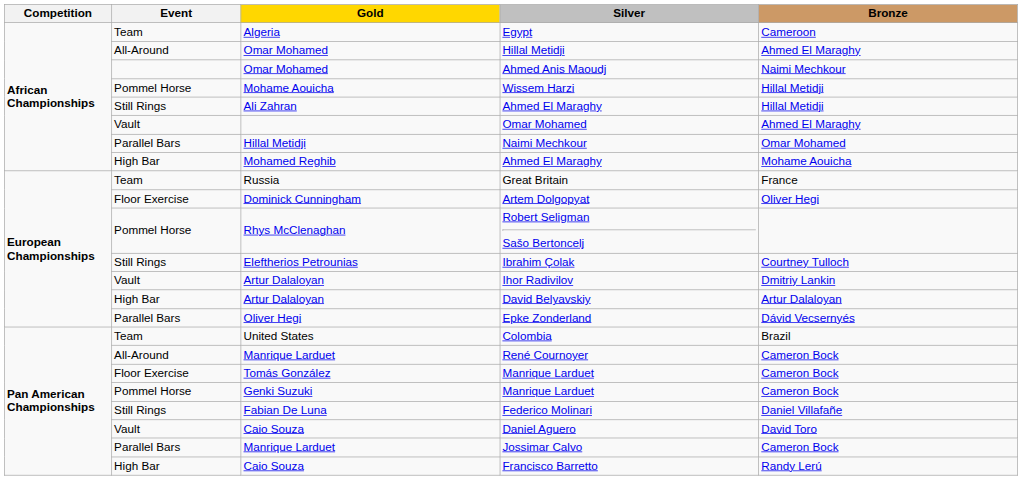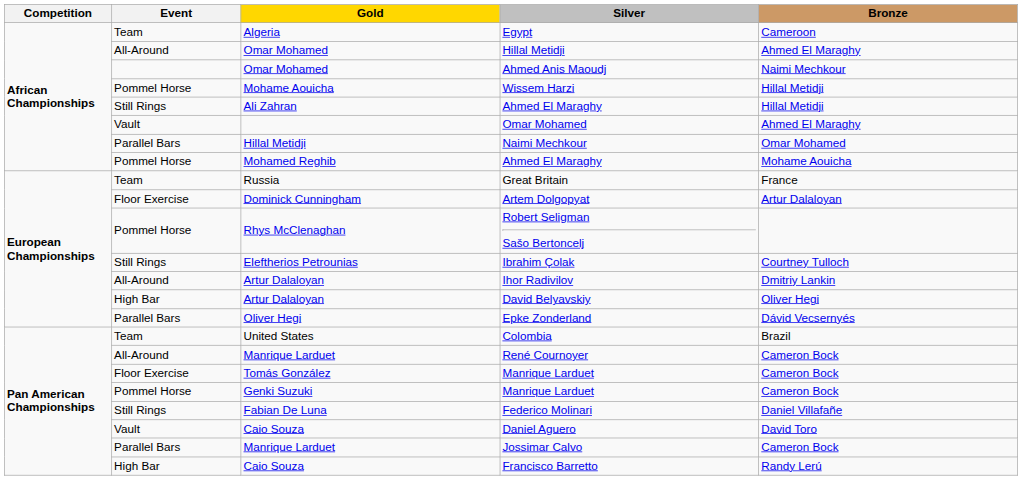(137, 161) High Bar -> (153, 161) Pommel Horse
(790, 198) Oliver Hegi -> (802, 198) Artur Dalaloyan
(127, 280) Vault -> (141, 280) All-Around
(802, 299) Artur Dalaloyan -> (790, 299) Oliver Hegi
